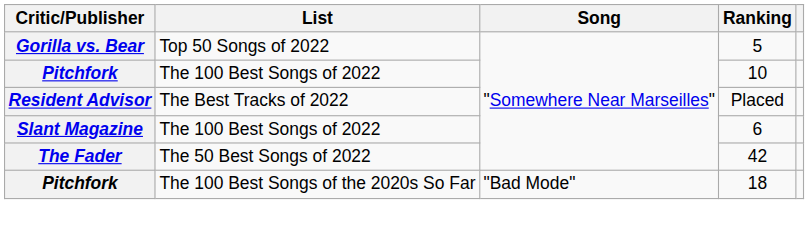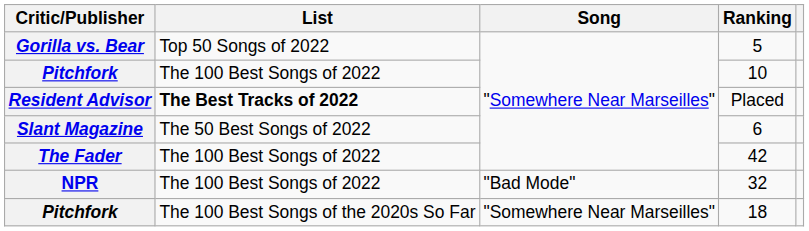(254, 101) normal -> (259, 101) bold
(270, 128) The 100 Best Songs of 2022 -> (265, 128) The 50 Best Songs of 2022
(265, 156) The 50 Best Songs of 2022 -> (270, 156) The 100 Best Songs of 2022
+ row: (757, 184)
(529, 184) "Bad Mode" -> (599, 211) "Somewhere Near Marseilles"
